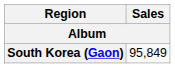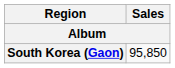(148, 53) 95,849 -> (148, 53) 95,850
